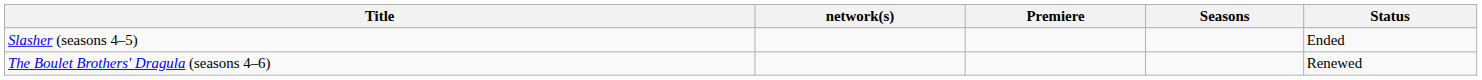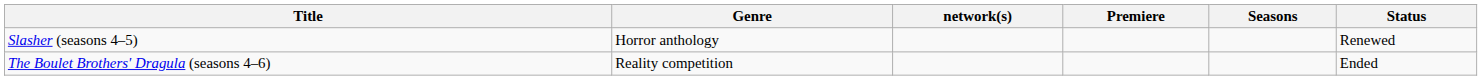+ column: (752, 16)
(1326, 39) Ended -> (1368, 39) Renewed
(1334, 63) Renewed -> (1359, 63) Ended
